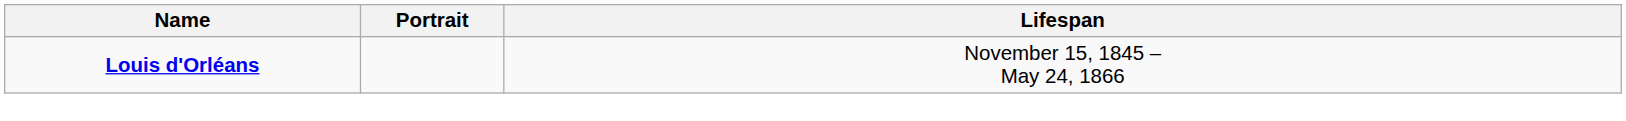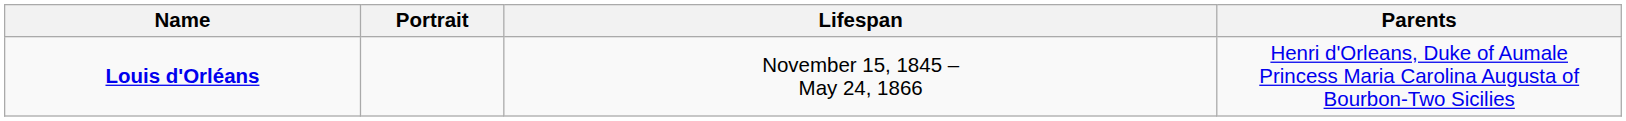+ column: (1419, 20)
